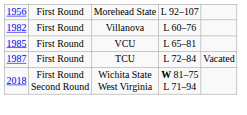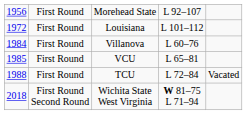+ row: (125, 28)
(17, 28) 1982 -> (17, 43) 1984
(17, 59) 1987 -> (17, 75) 1988
